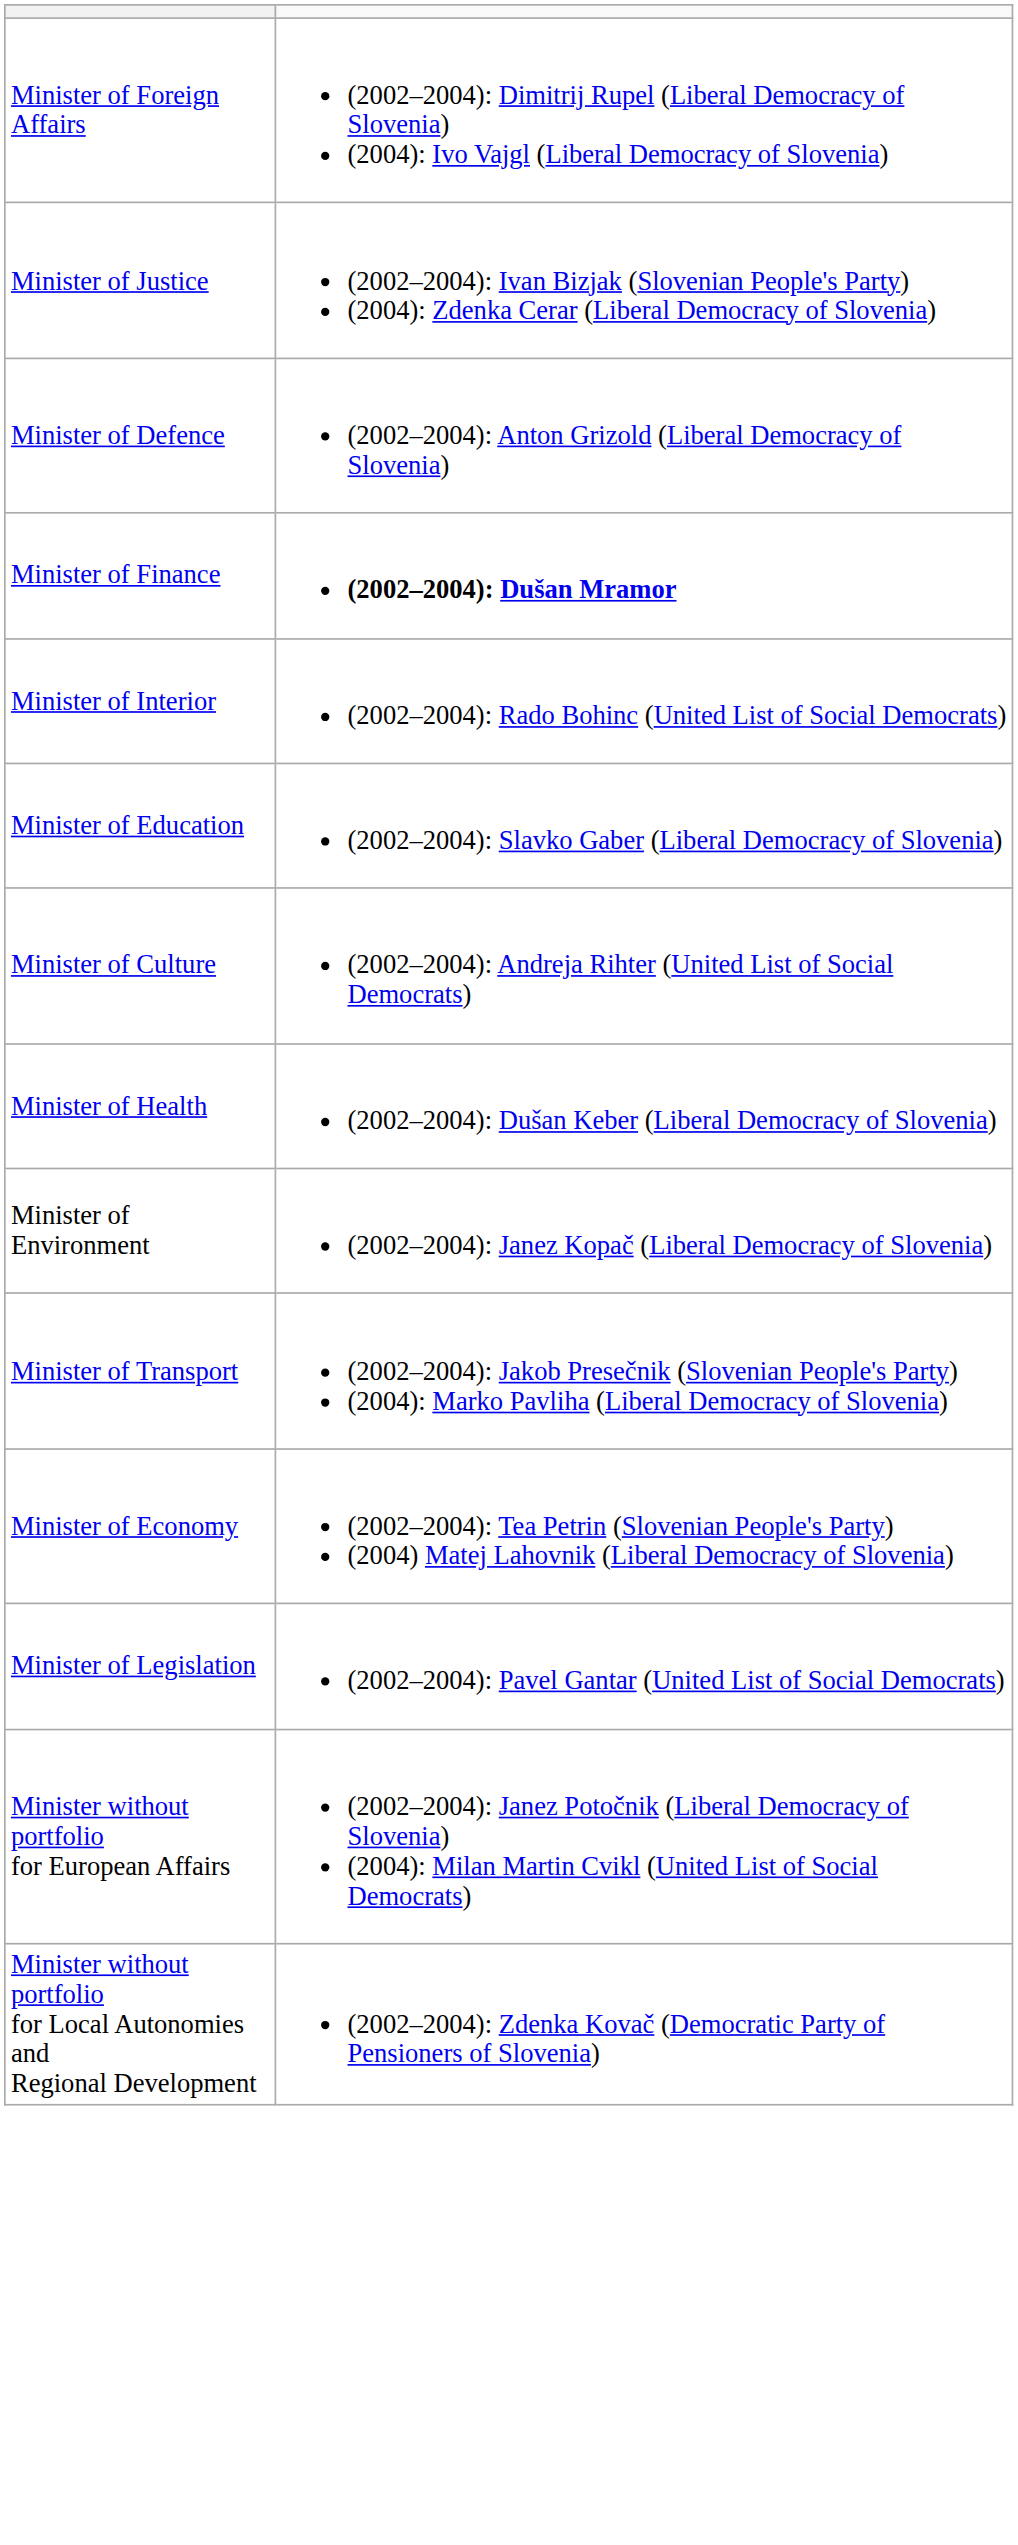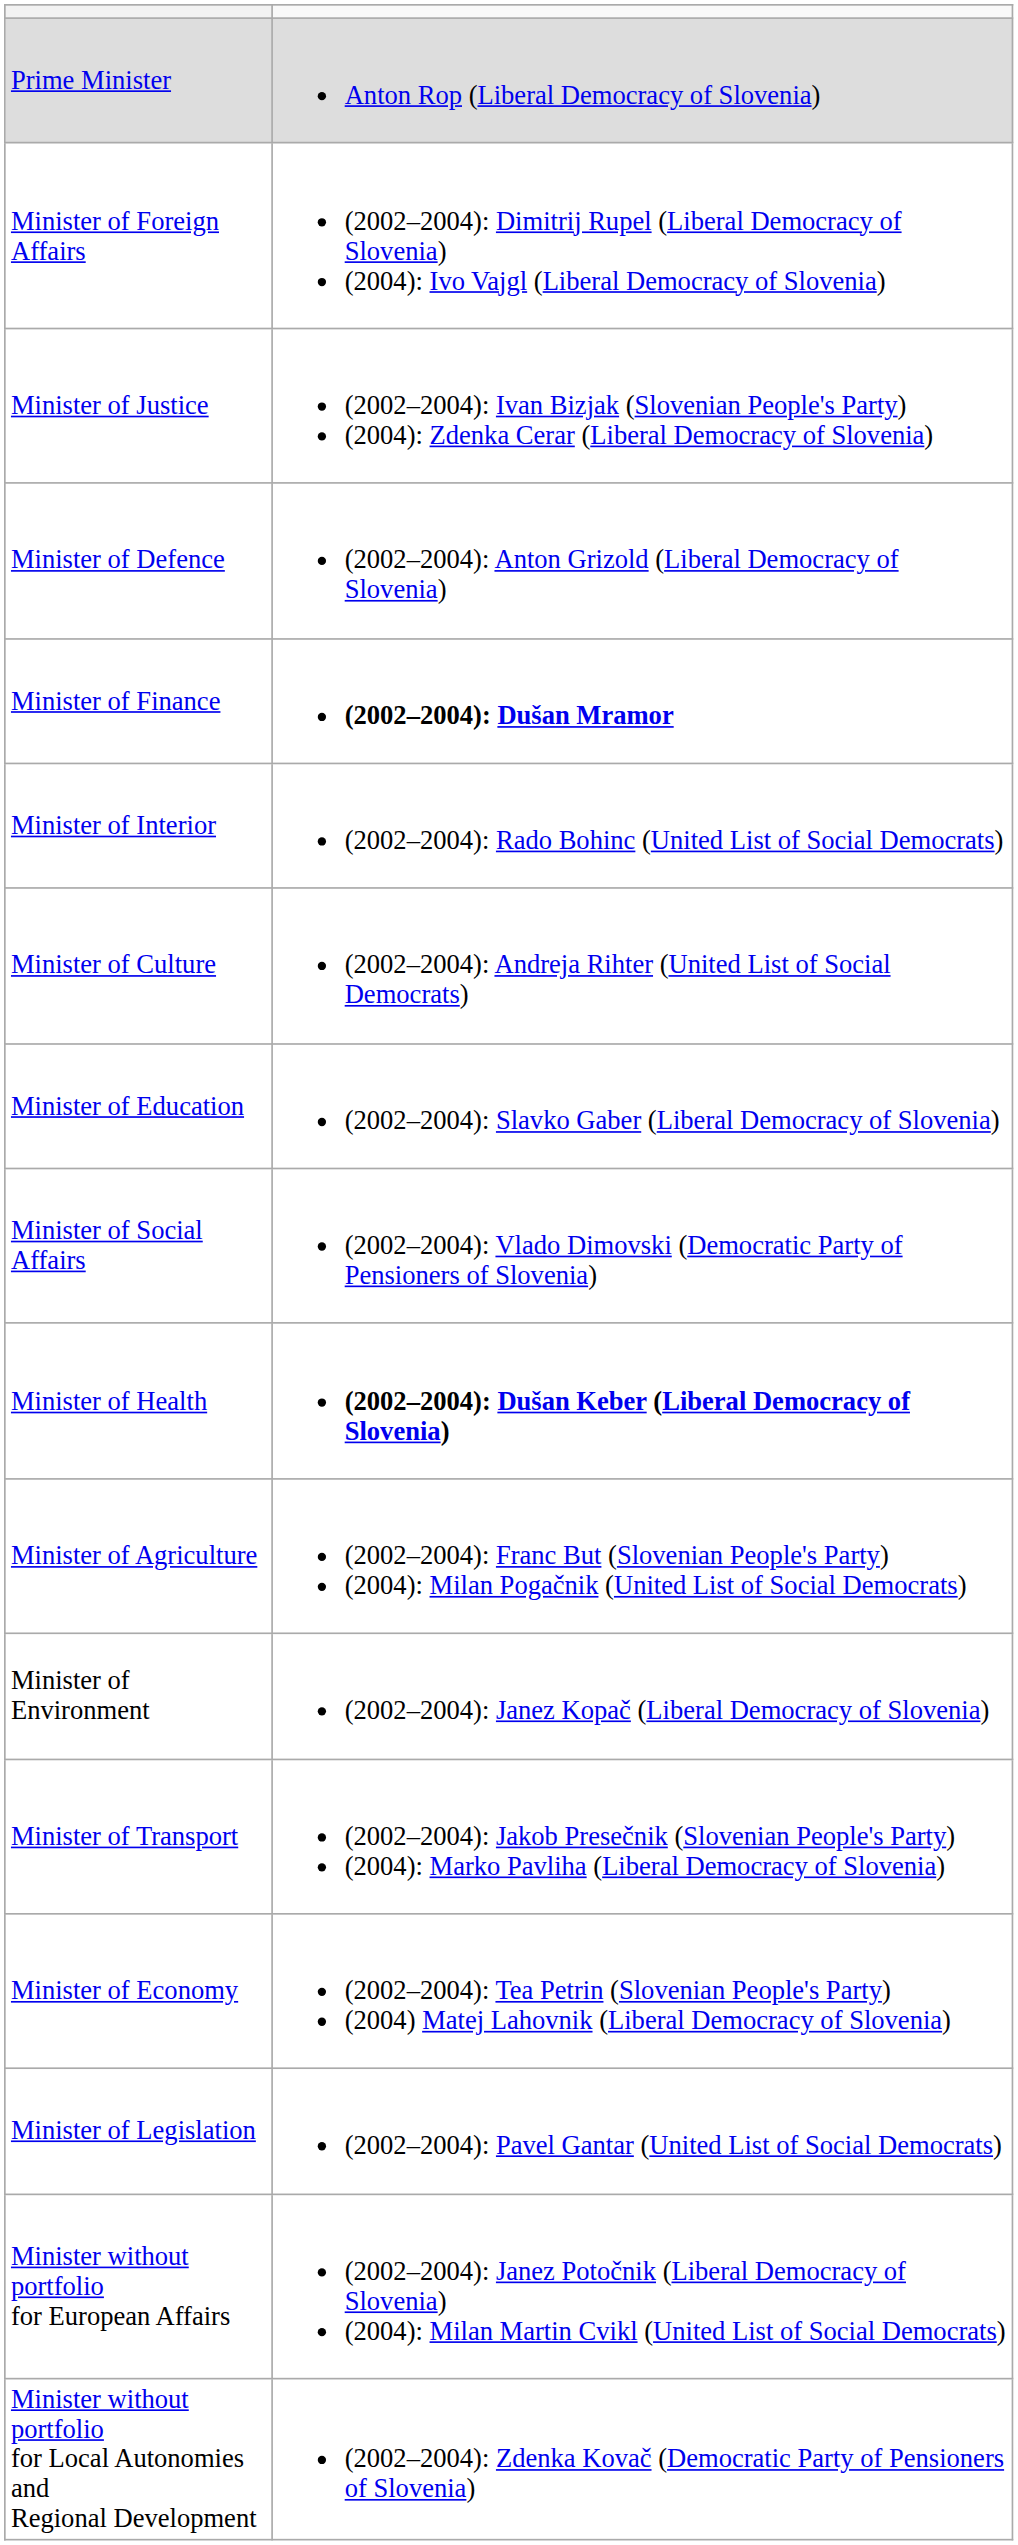+ row: (91, 80)
rows swapped: (128, 825) <-> (113, 965)
+ row: (107, 1245)
(644, 1121) normal -> (642, 1416) bold
+ row: (134, 1555)
